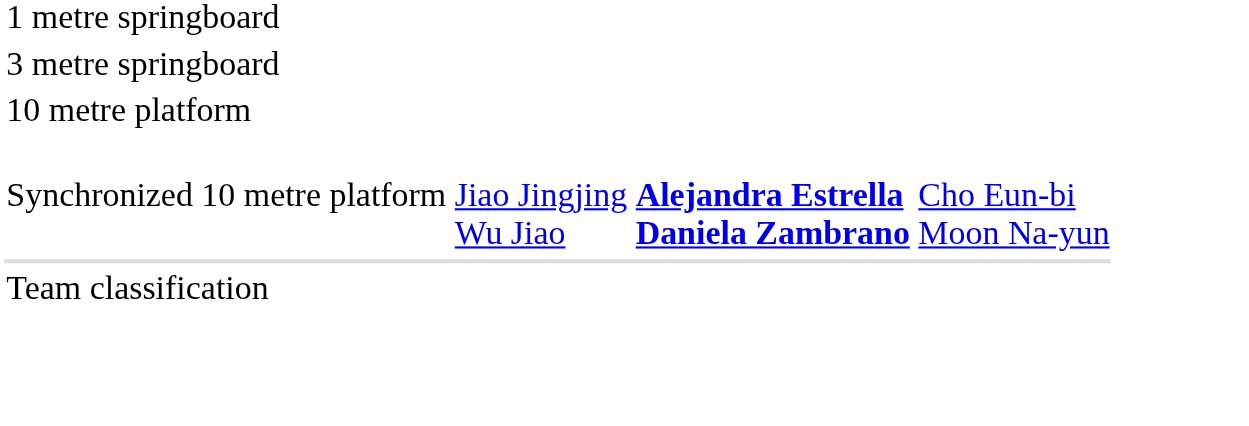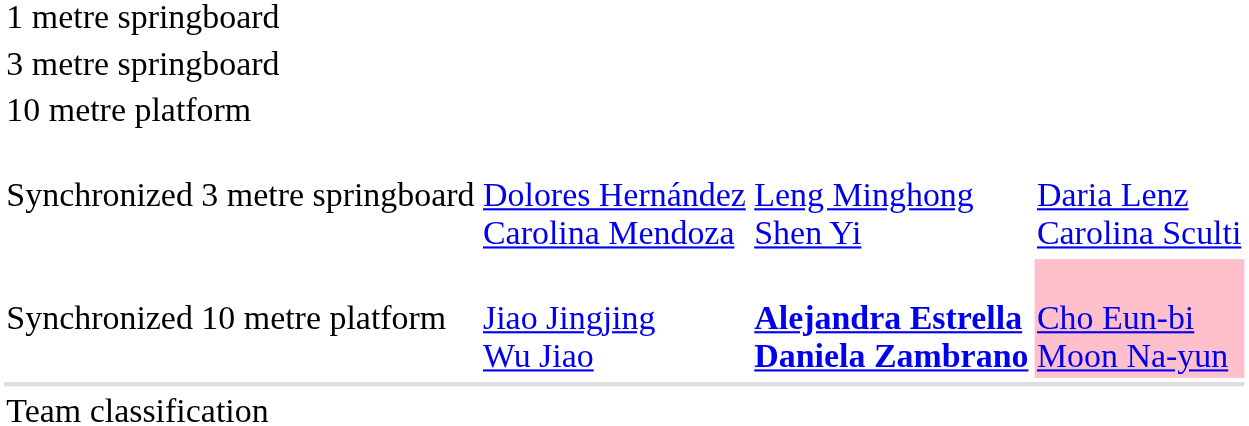+ row: (240, 194)
(1014, 214) no background -> (1133, 336) pink background
